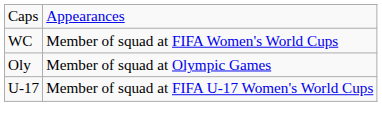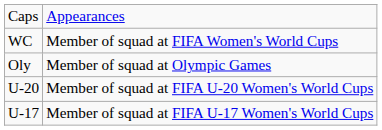+ row: (24, 88)
